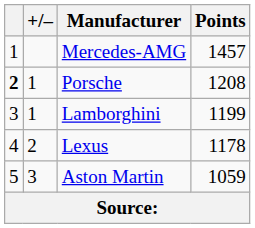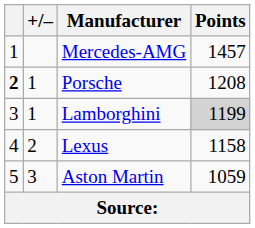(227, 114) no background -> (227, 114) lightgrey background
(227, 145) 1178 -> (227, 145) 1158
